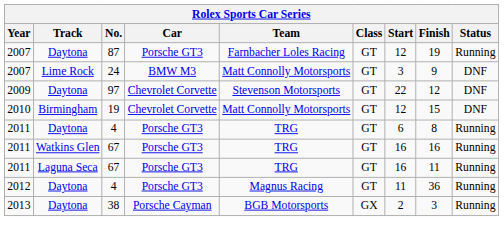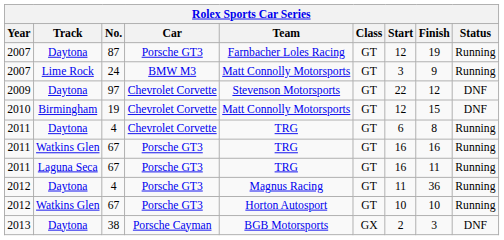(475, 71) DNF -> (475, 71) Running
(172, 129) Porsche GT3 -> (172, 129) Chevrolet Corvette
+ row: (19, 205)
(475, 205) Running -> (475, 225) DNF
